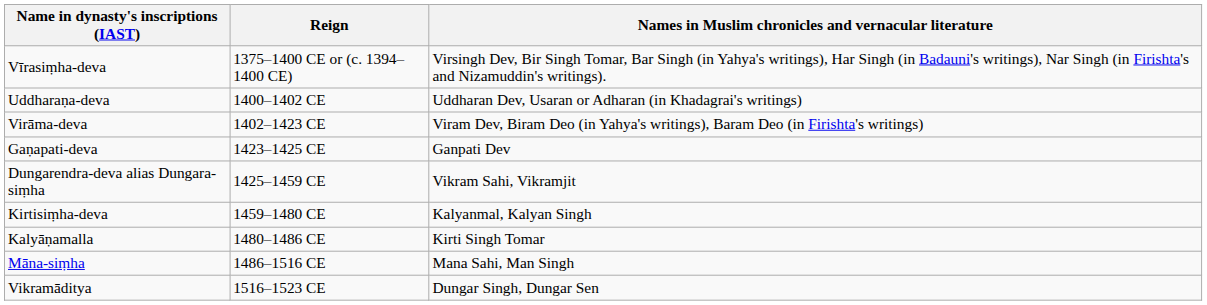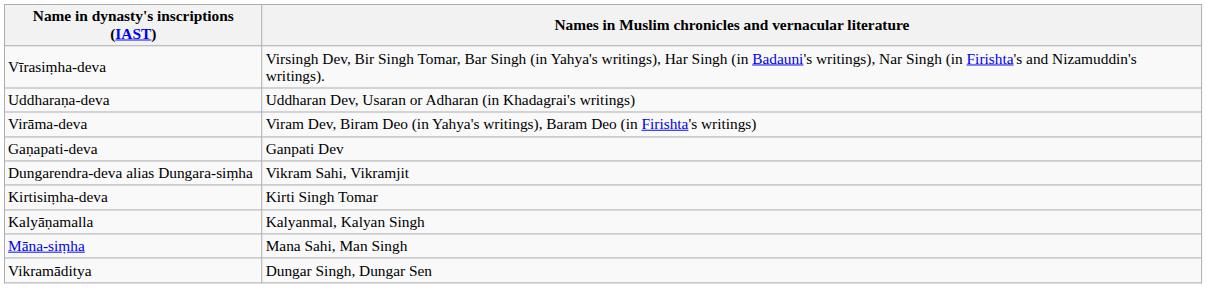- column: (329, 25)
(512, 214) Kalyanmal, Kalyan Singh -> (322, 197) Kirti Singh Tomar
(489, 239) Kirti Singh Tomar -> (345, 221) Kalyanmal, Kalyan Singh
